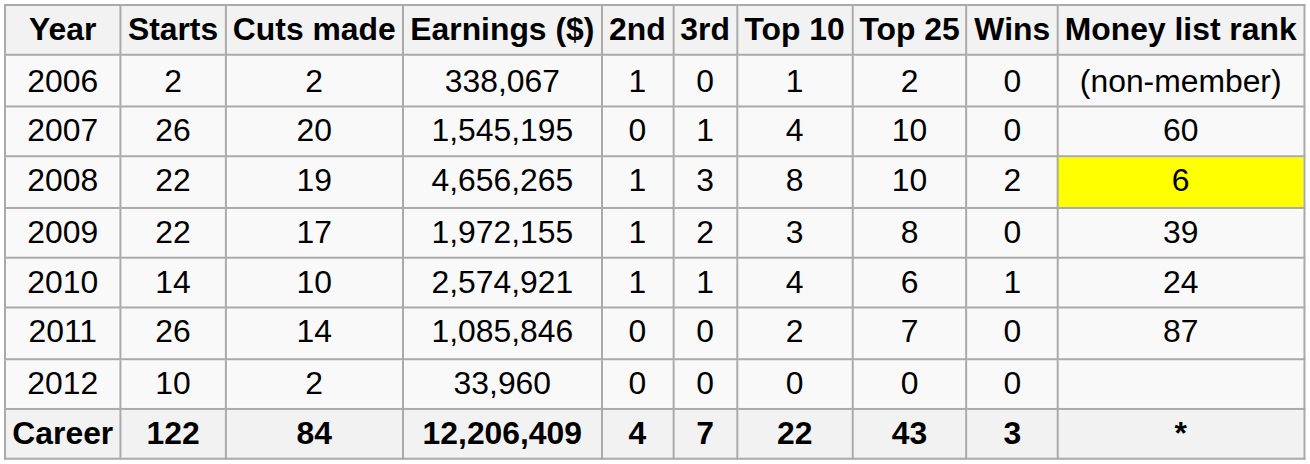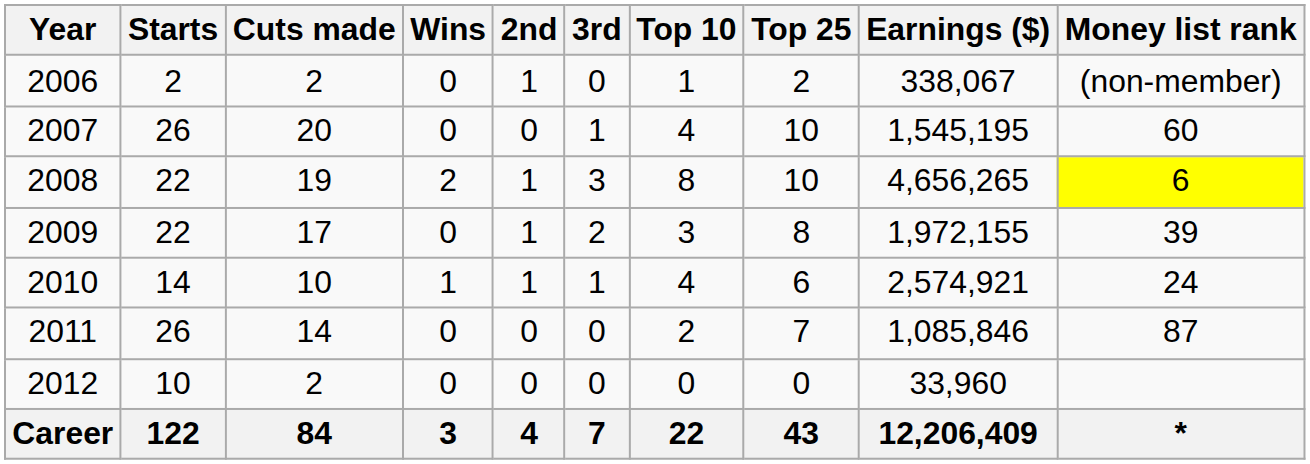columns swapped: (1012, 29) <-> (502, 29)
